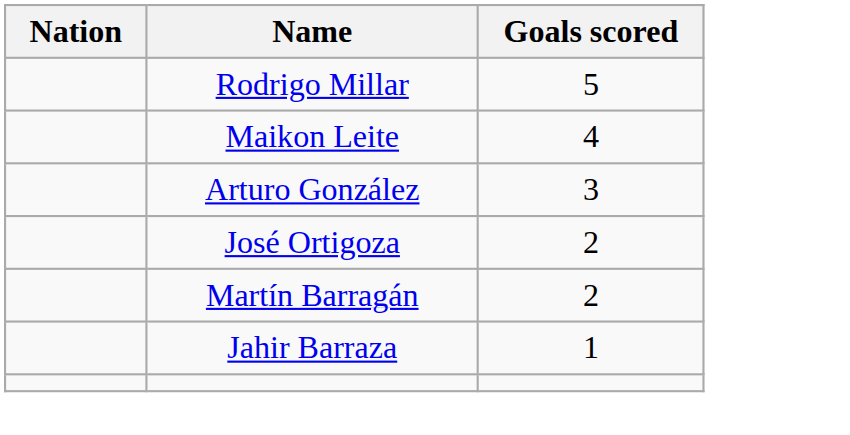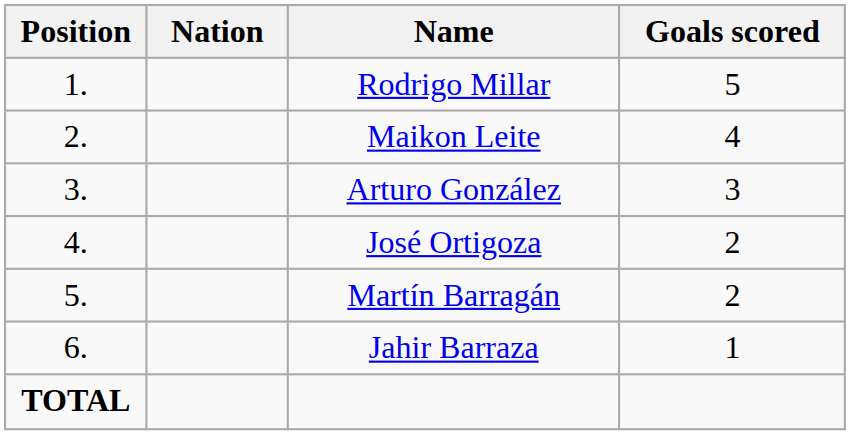+ column: (76, 31)
